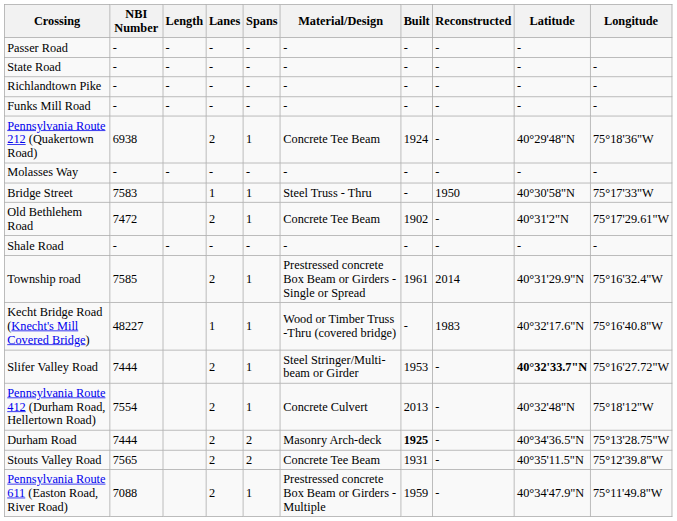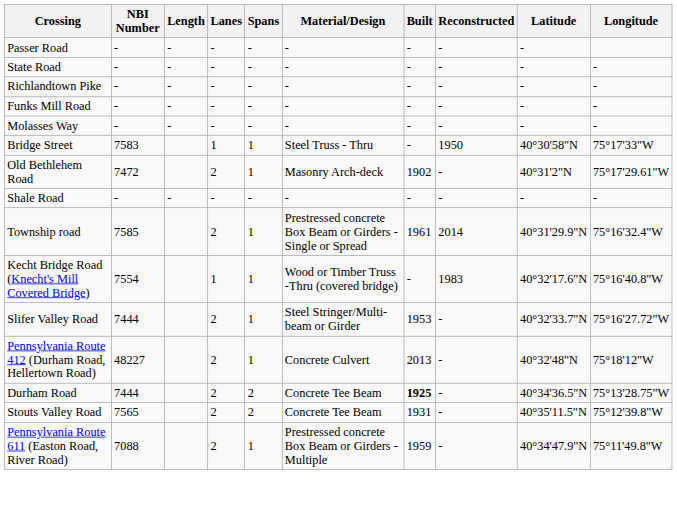- row: (56, 139)
(332, 219) Concrete Tee Beam -> (334, 171) Masonry Arch-deck
(128, 326) 48227 -> (126, 278) 7554
(552, 366) bold -> (554, 319) normal
(125, 406) 7554 -> (129, 359) 48227
(332, 440) Masonry Arch-deck -> (333, 393) Concrete Tee Beam
